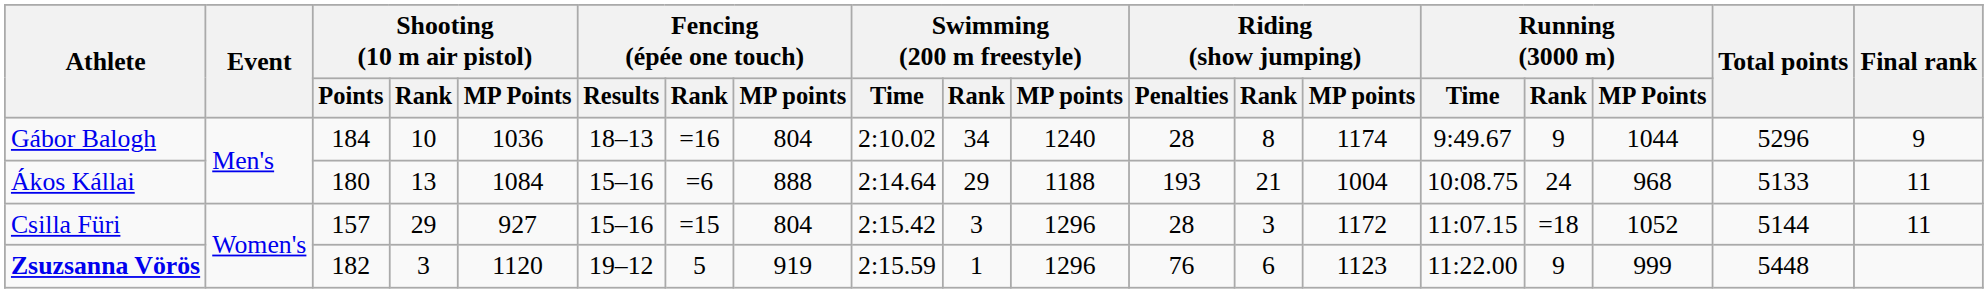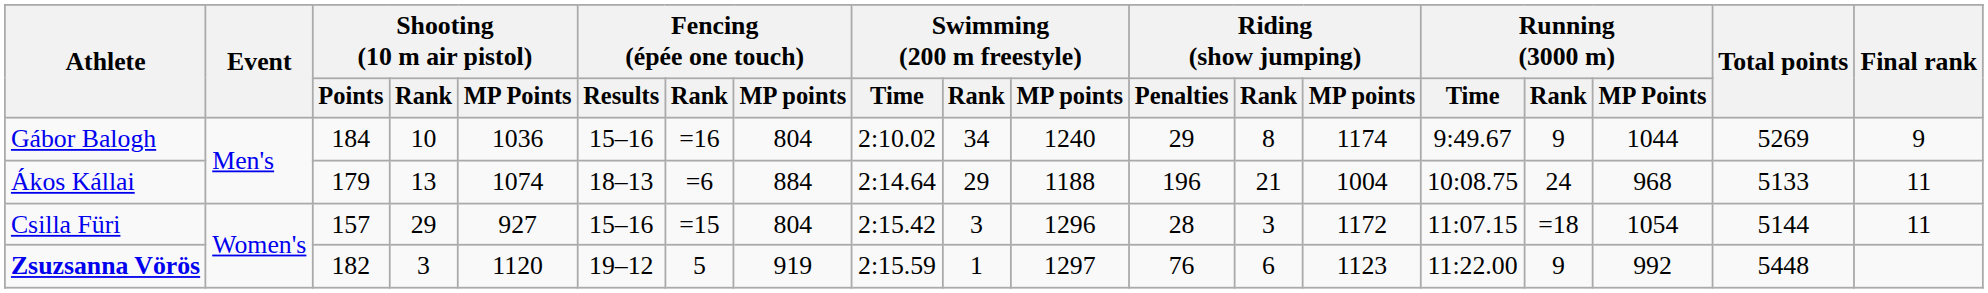(621, 139) 18–13 -> (621, 139) 15–16
(1182, 139) 28 -> (1182, 139) 29
(1783, 139) 5296 -> (1783, 139) 5269
(351, 181) 180 -> (351, 181) 179
(518, 181) 1084 -> (518, 181) 1074
(621, 181) 15–16 -> (621, 181) 18–13
(793, 181) 888 -> (793, 181) 884
(1182, 181) 193 -> (1182, 181) 196
(1653, 224) 1052 -> (1653, 224) 1054
(1070, 266) 1296 -> (1070, 266) 1297
(1653, 266) 999 -> (1653, 266) 992
